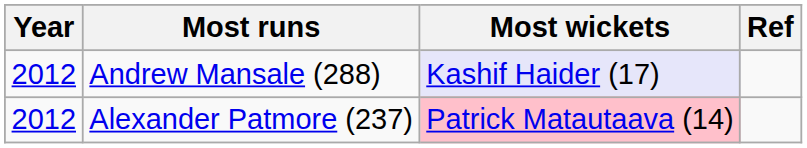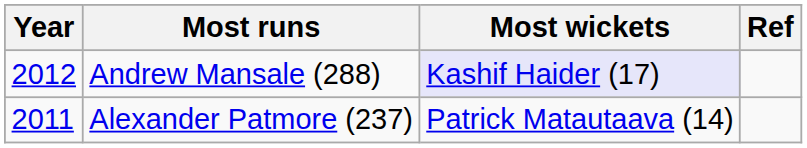(44, 119) 2012 -> (43, 119) 2011
(580, 119) pink background -> (580, 119) no background
